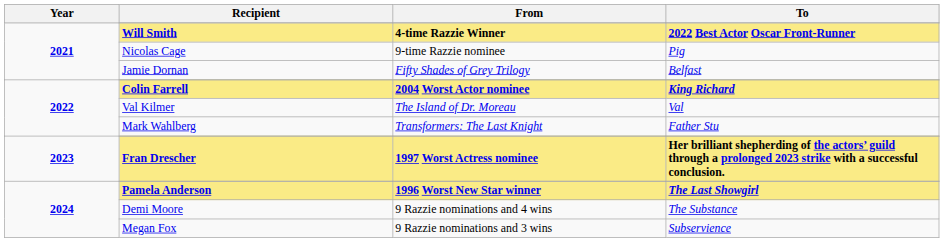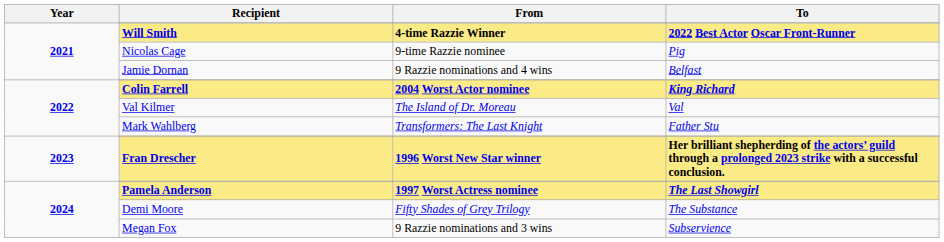(463, 70) Fifty Shades of Grey Trilogy -> (474, 70) 9 Razzie nominations and 4 wins
(467, 158) 1997 Worst Actress nominee -> (468, 158) 1996 Worst New Star winner
(468, 190) 1996 Worst New Star winner -> (467, 190) 1997 Worst Actress nominee
(474, 209) 9 Razzie nominations and 4 wins -> (463, 209) Fifty Shades of Grey Trilogy
